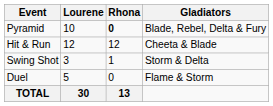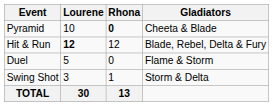(206, 28) Blade, Rebel, Delta & Fury -> (181, 28) Cheeta & Blade
(69, 45) normal -> (69, 45) bold
(181, 45) Cheeta & Blade -> (206, 45) Blade, Rebel, Delta & Fury
rows swapped: (17, 77) <-> (33, 61)
